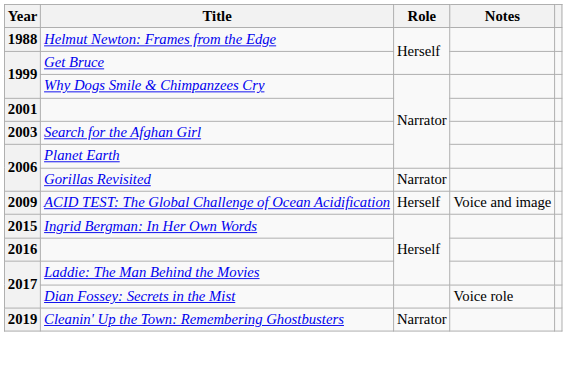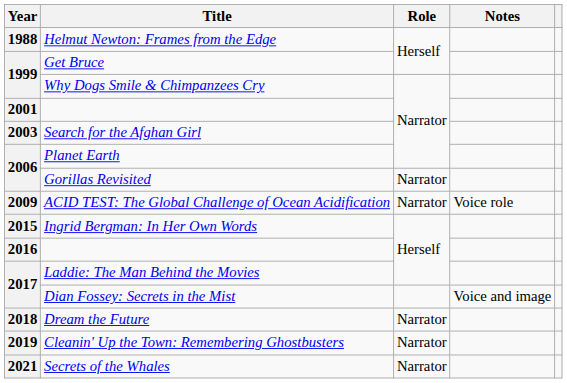(419, 202) Herself -> (422, 202) Narrator
(502, 202) Voice and image -> (483, 202) Voice role
(483, 296) Voice role -> (502, 296) Voice and image
+ row: (23, 319)
+ row: (23, 366)
